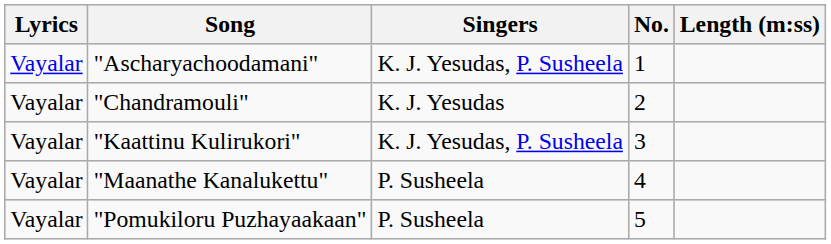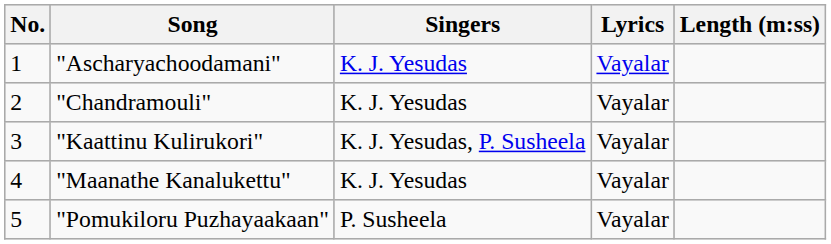columns swapped: (651, 24) <-> (46, 24)
(500, 63) K. J. Yesudas, P. Susheela -> (403, 63) K. J. Yesudas
(431, 180) P. Susheela -> (403, 180) K. J. Yesudas
